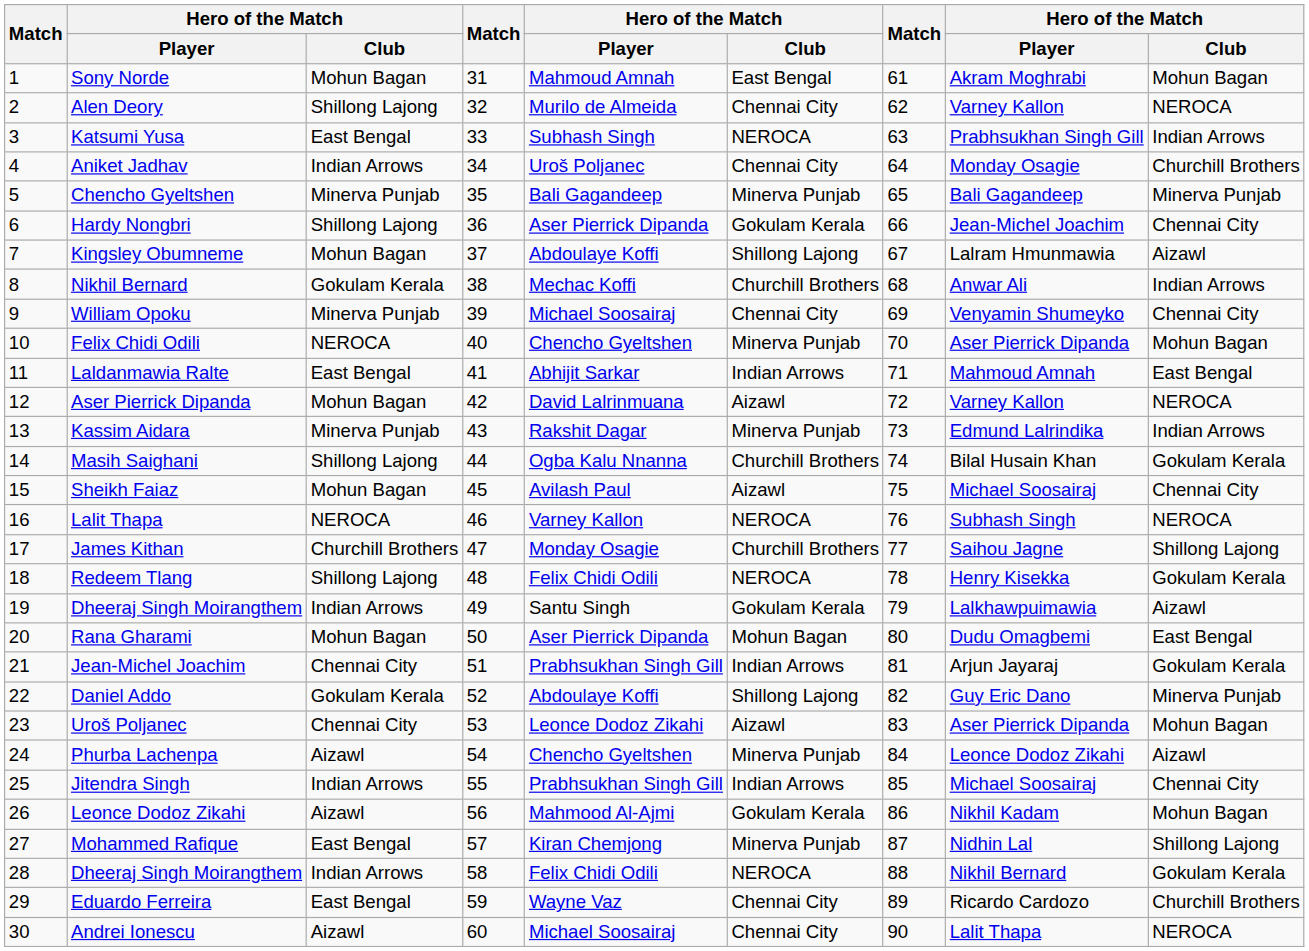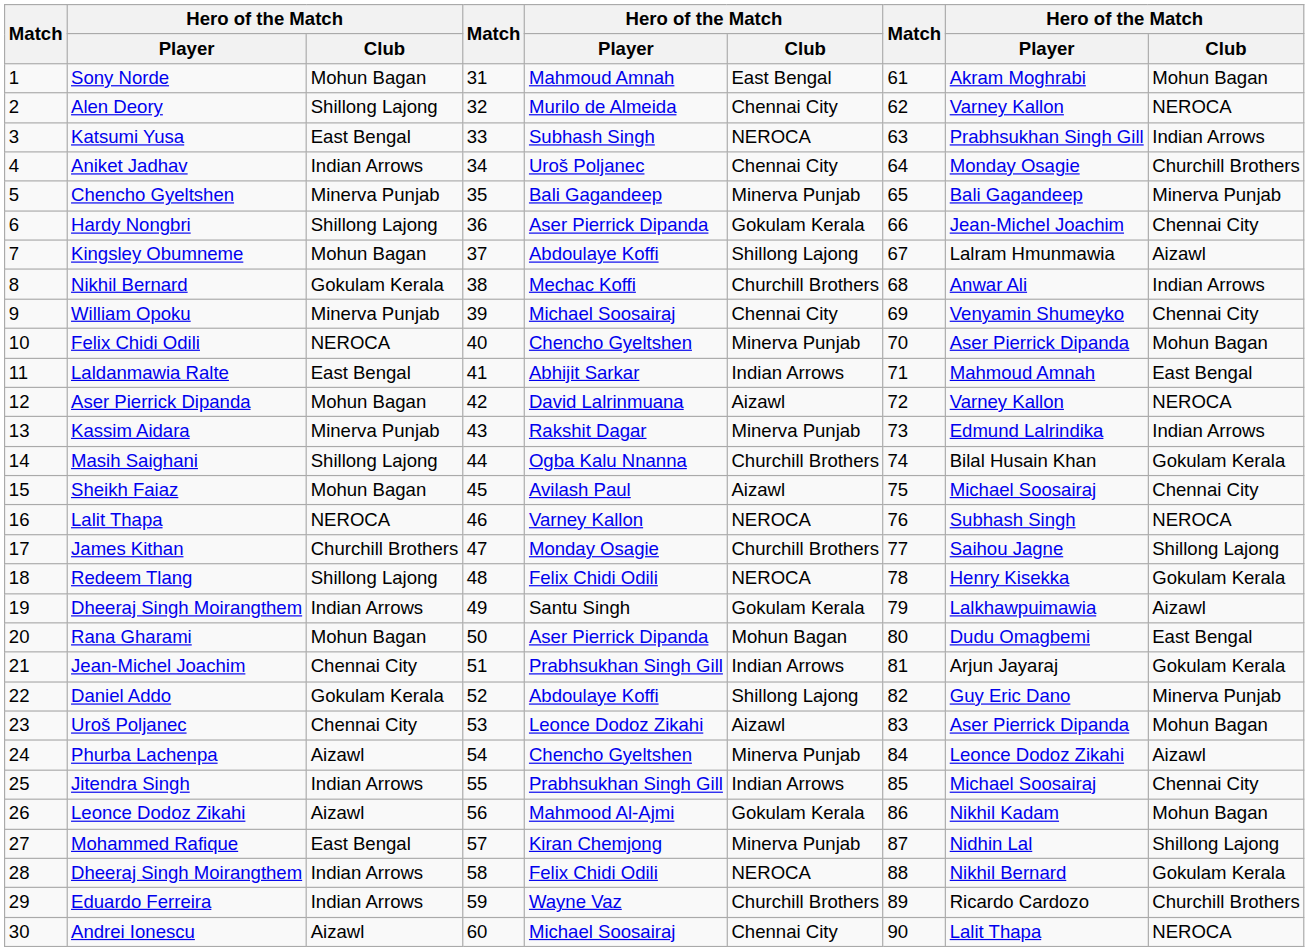(361, 902) East Bengal -> (367, 902) Indian Arrows
(785, 902) Chennai City -> (805, 902) Churchill Brothers
